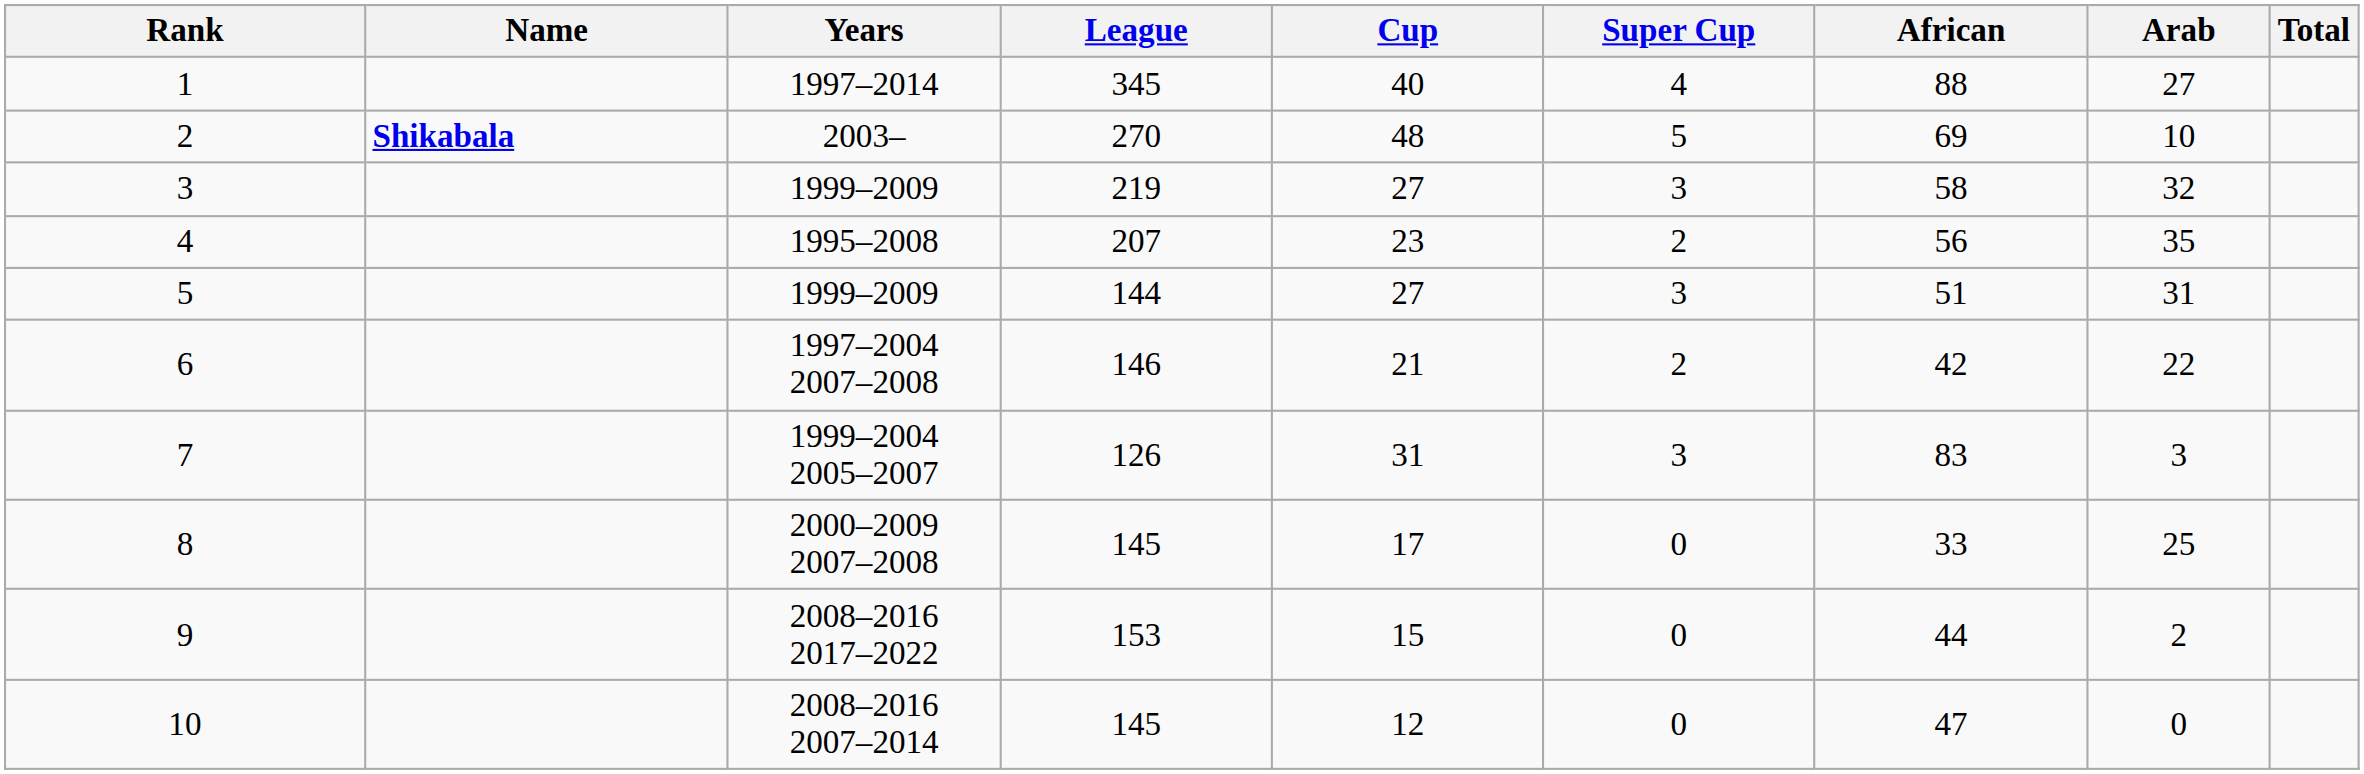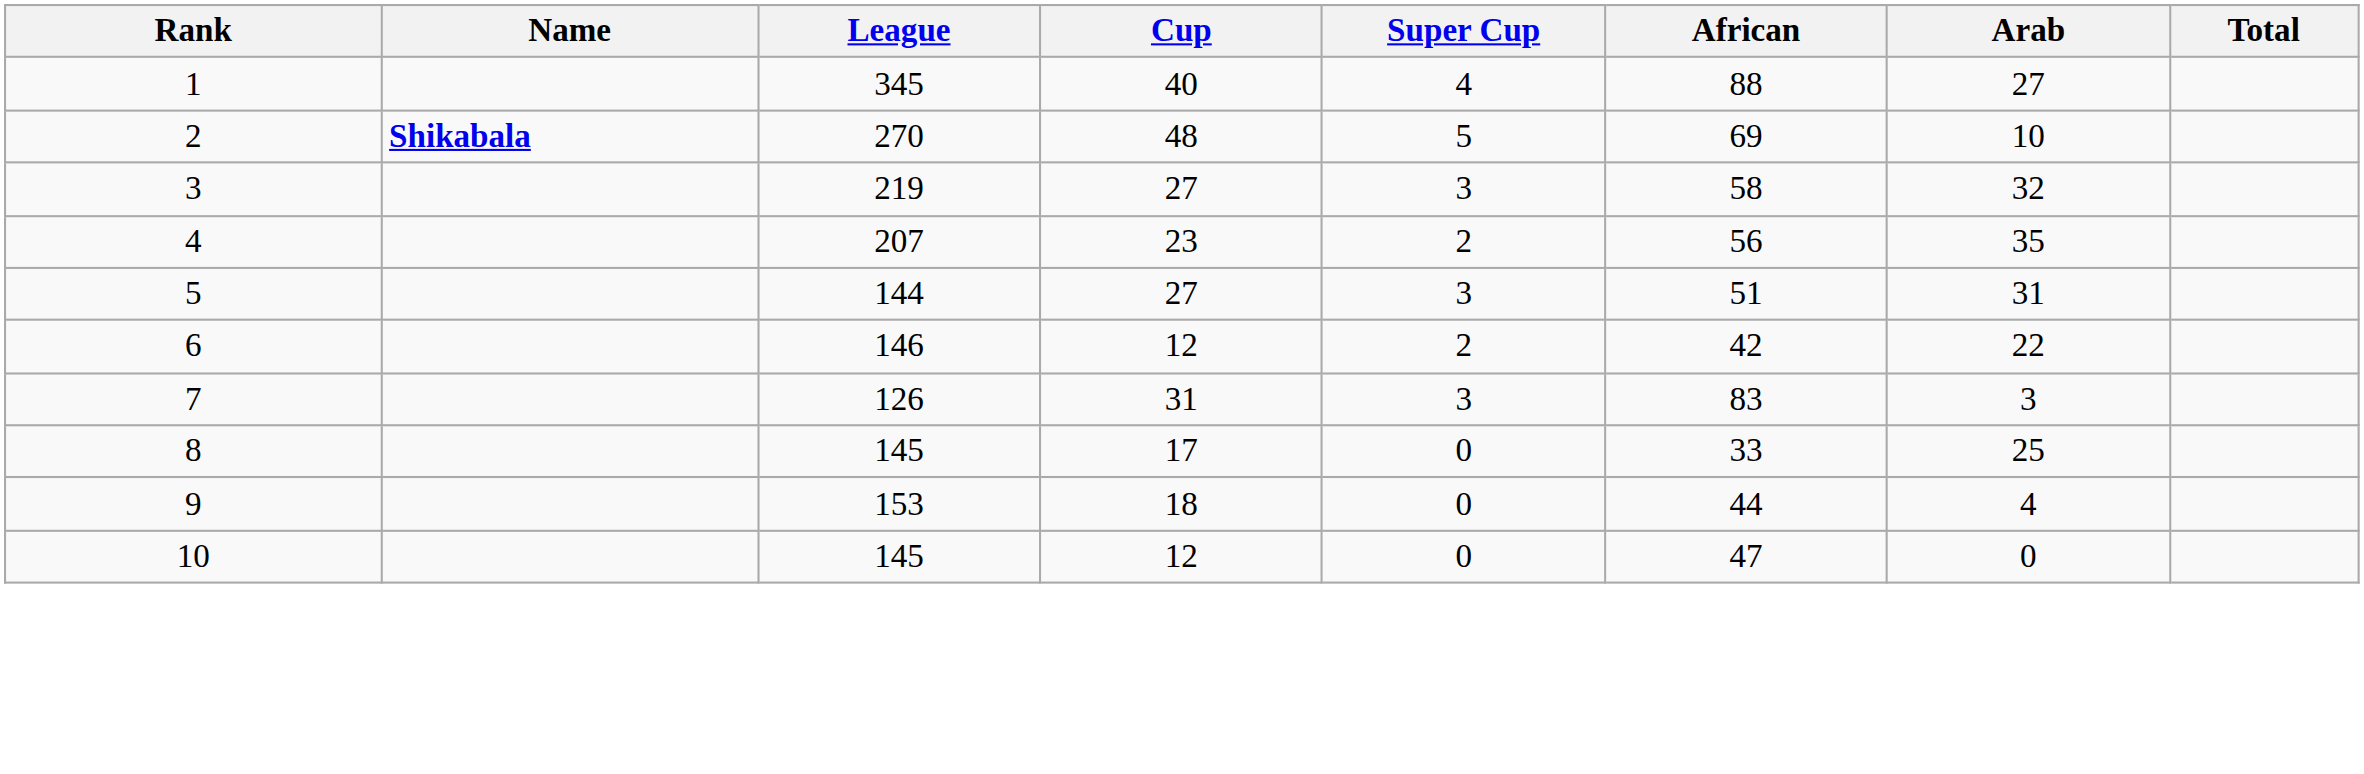- column: (864, 30)
(1408, 364) 21 -> (1181, 345) 12
(1408, 633) 15 -> (1181, 503) 18
(2179, 633) 2 -> (2028, 503) 4
